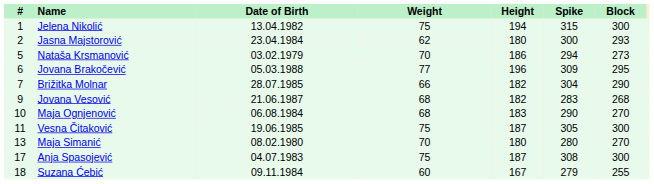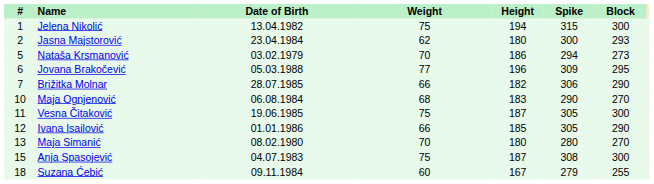(569, 84) 304 -> (569, 84) 306
- row: (74, 99)
+ row: (71, 128)
(20, 157) 17 -> (20, 157) 15
